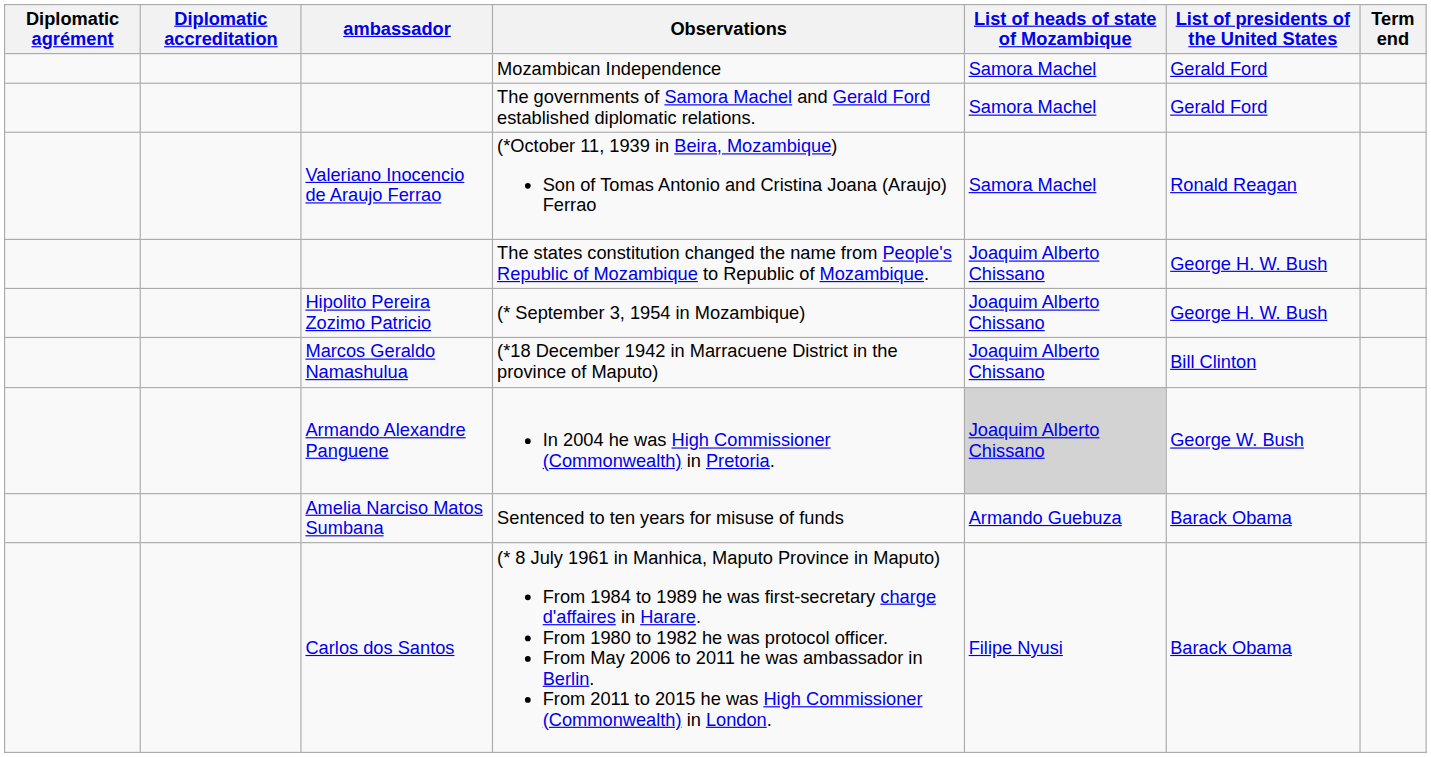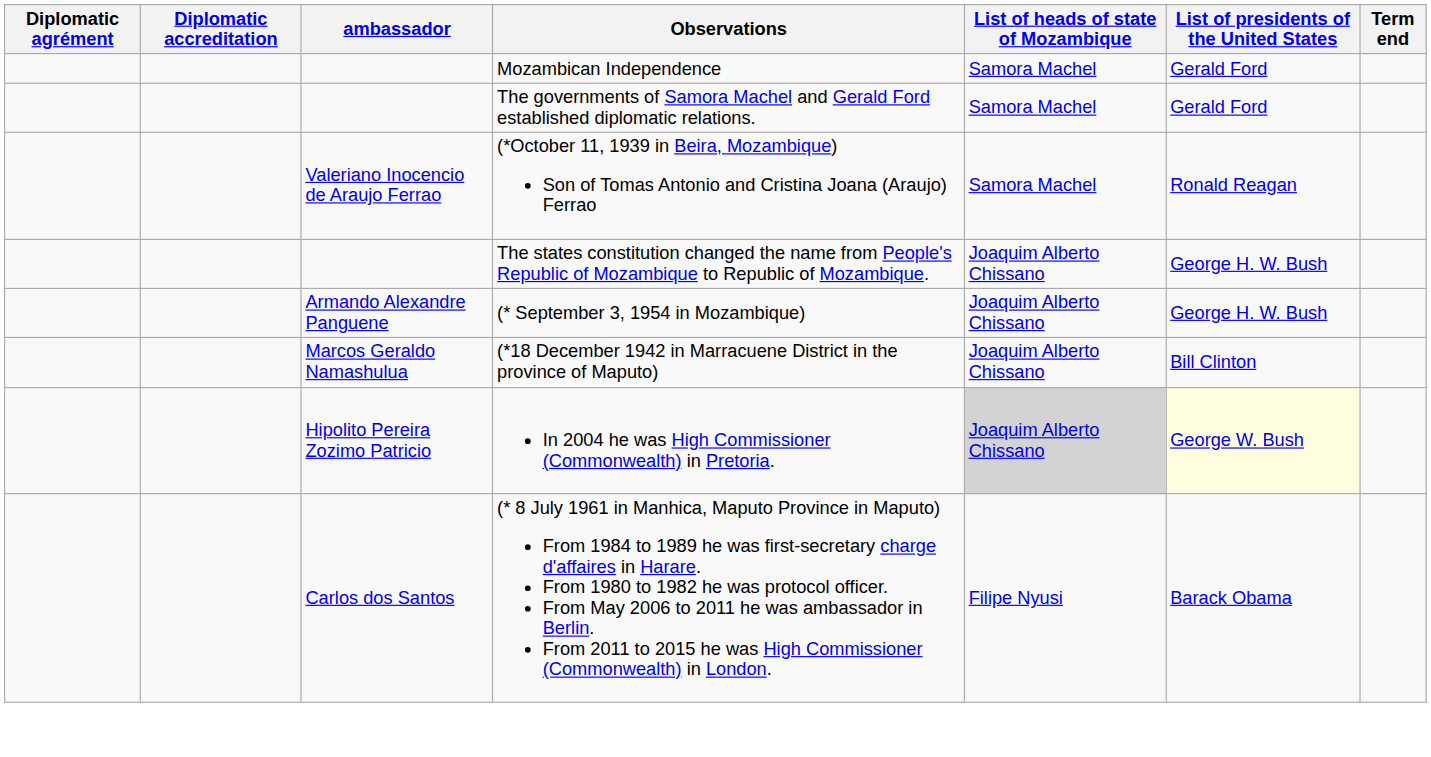(368, 312) Hipolito Pereira Zozimo Patricio -> (386, 312) Armando Alexandre Panguene
(386, 440) Armando Alexandre Panguene -> (368, 440) Hipolito Pereira Zozimo Patricio
(1237, 440) no background -> (1237, 440) lightyellow background
- row: (670, 518)
